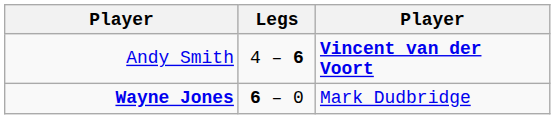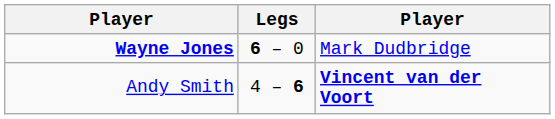rows swapped: (180, 59) <-> (175, 98)
